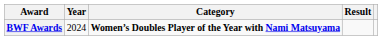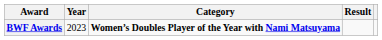(76, 27) 2024 -> (76, 27) 2023
